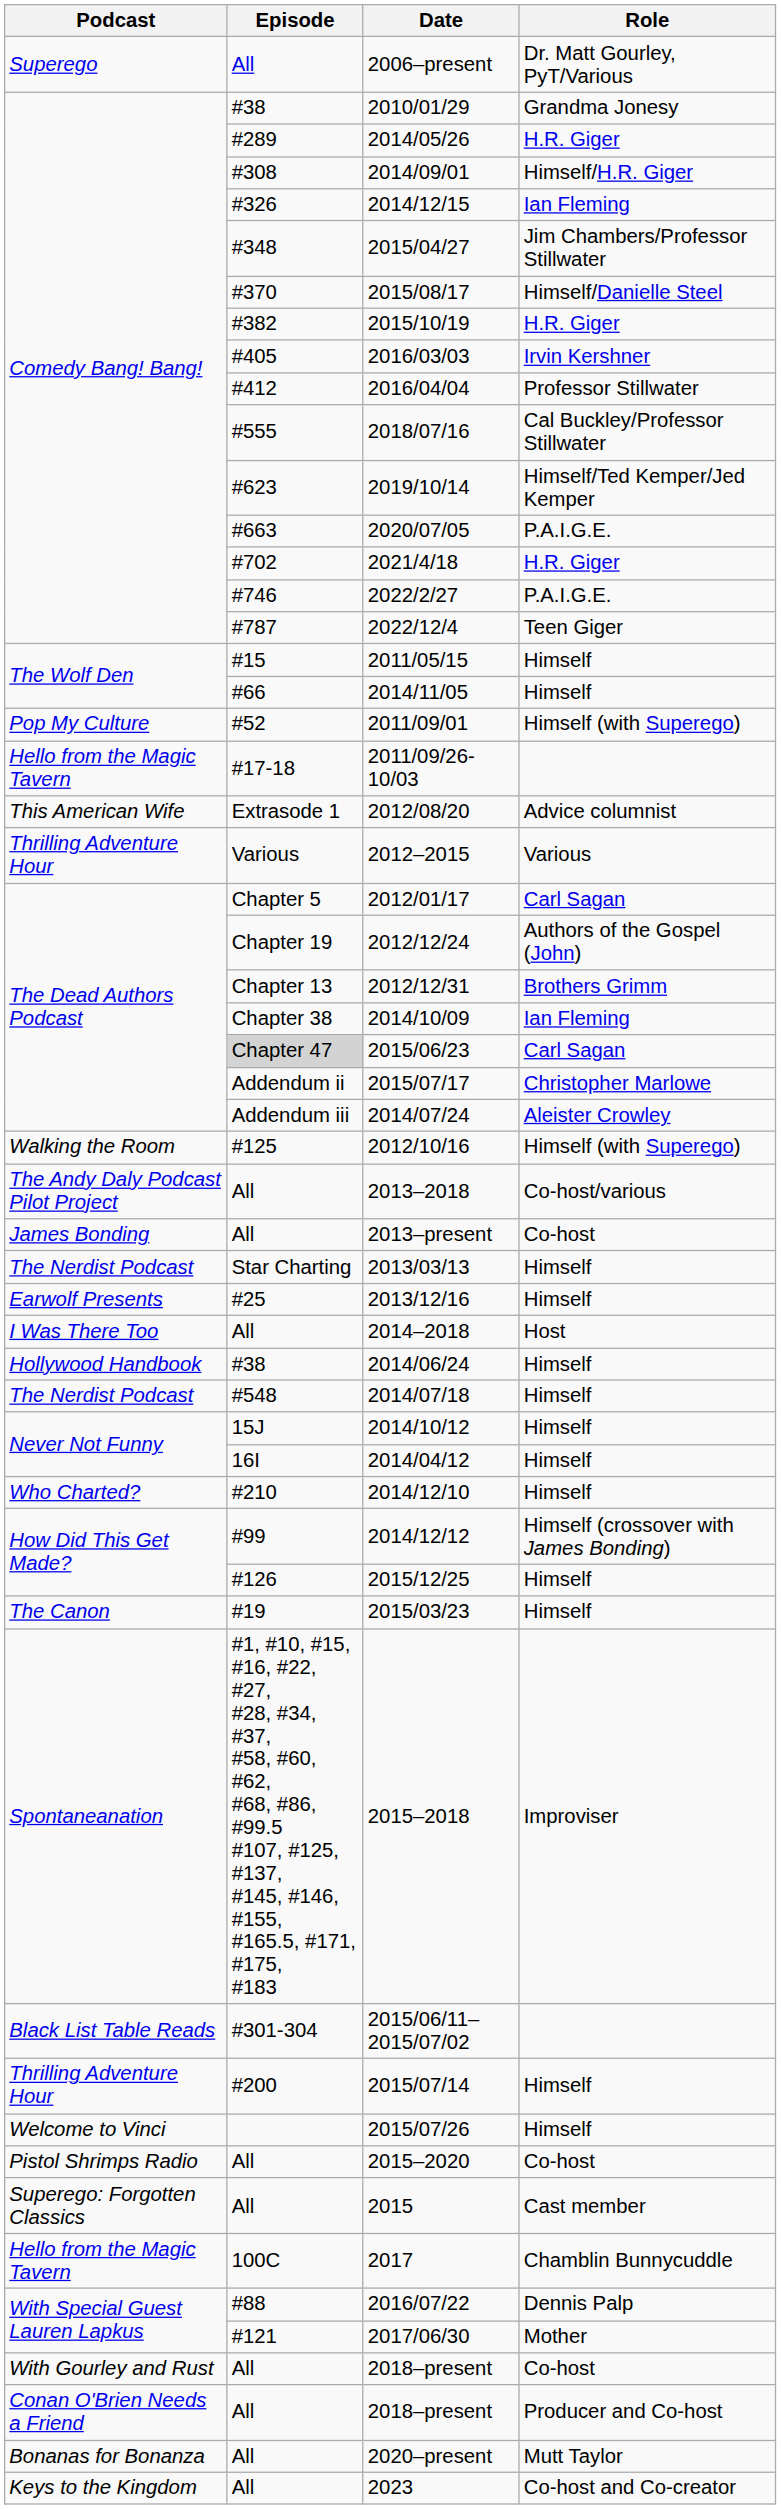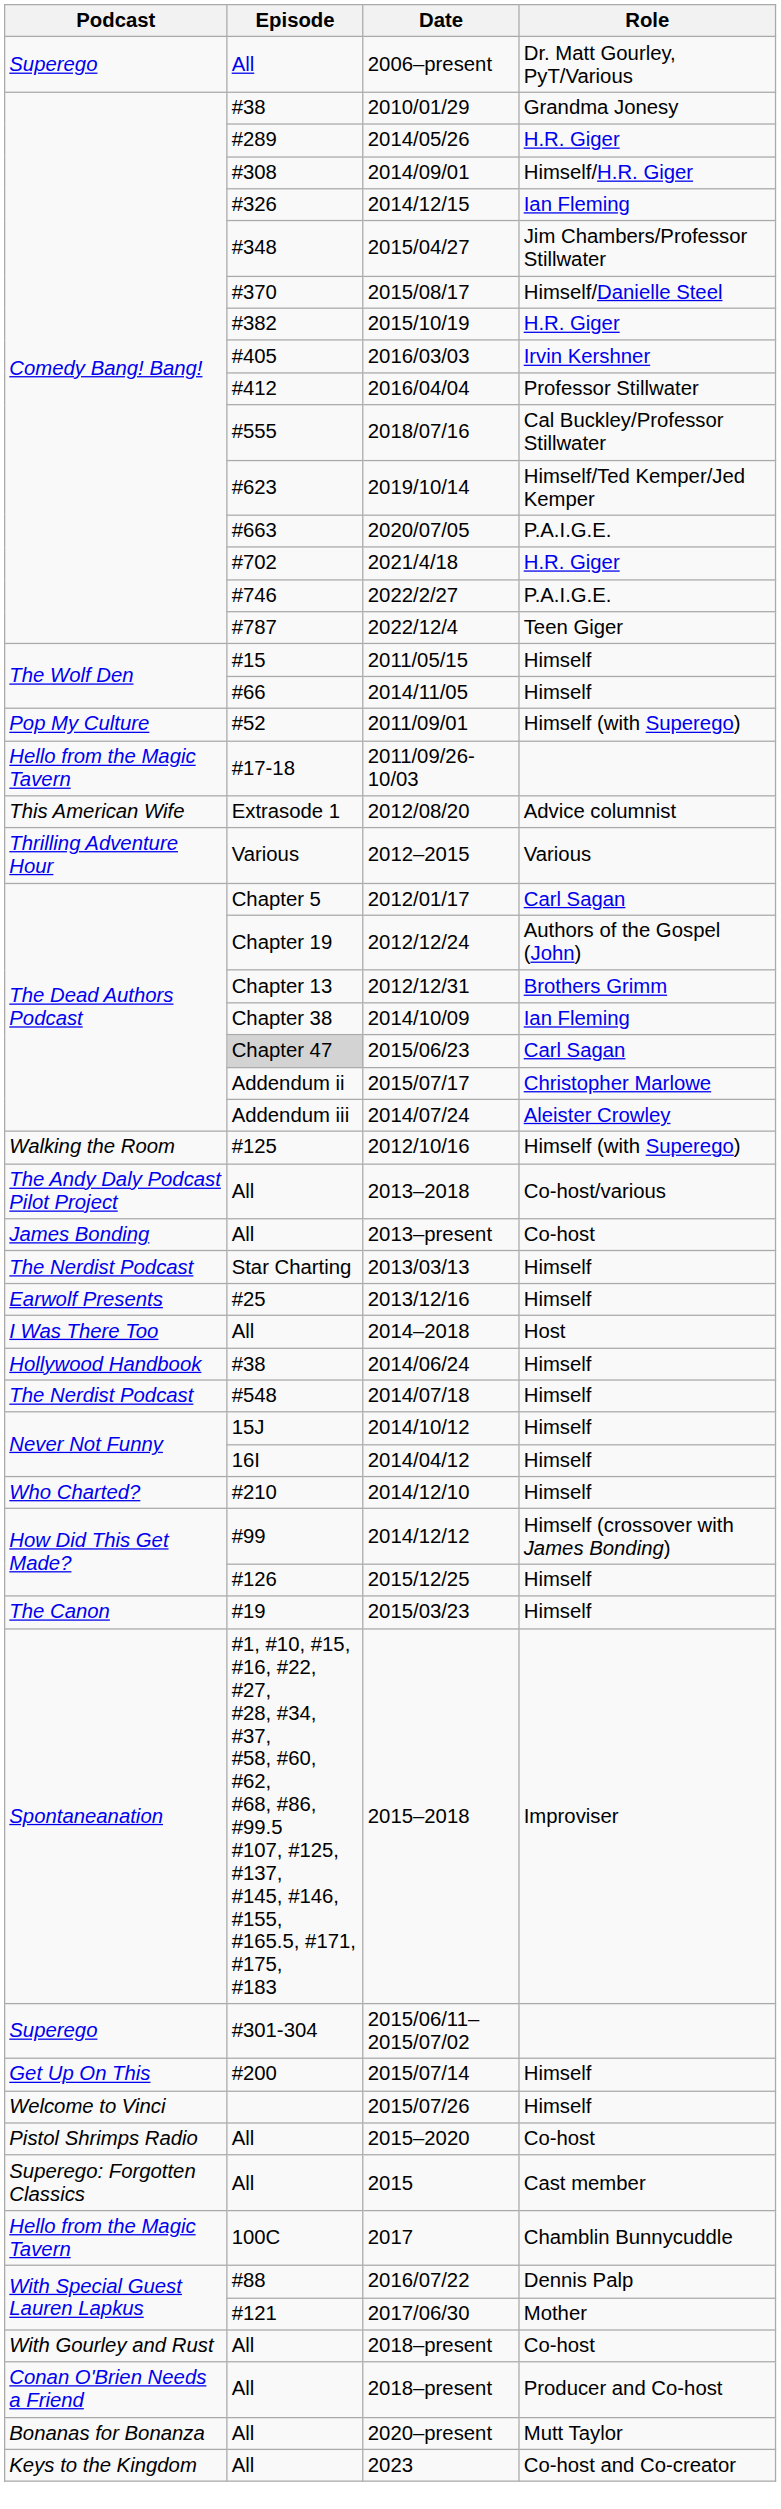(112, 2030) Black List Table Reads -> (53, 2030) Superego
(94, 2085) Thrilling Adventure Hour -> (80, 2074) Get Up On This
